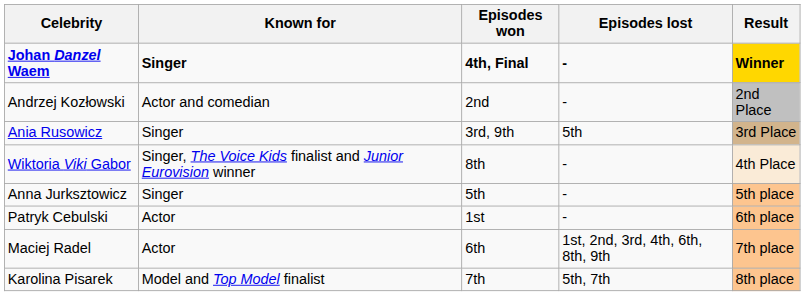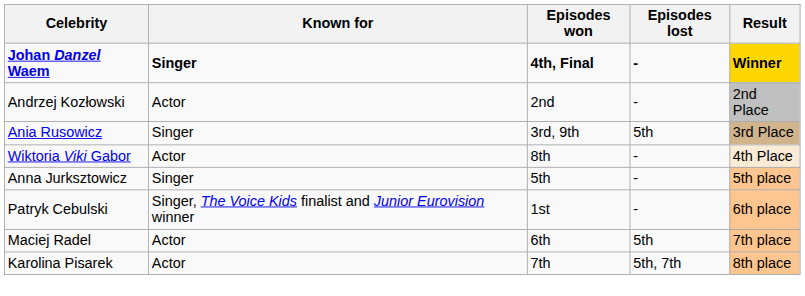(206, 102) Actor and comedian -> (169, 102) Actor
(272, 163) Singer, The Voice Kids finalist and Junior Eurovision winner -> (169, 155) Actor
(159, 217) Actor -> (318, 209) Singer, The Voice Kids finalist and Junior Eurovision winner
(632, 248) 1st, 2nd, 3rd, 4th, 6th, 8th, 9th -> (643, 240) 5th
(233, 279) Model and Top Model finalist -> (169, 263) Actor
